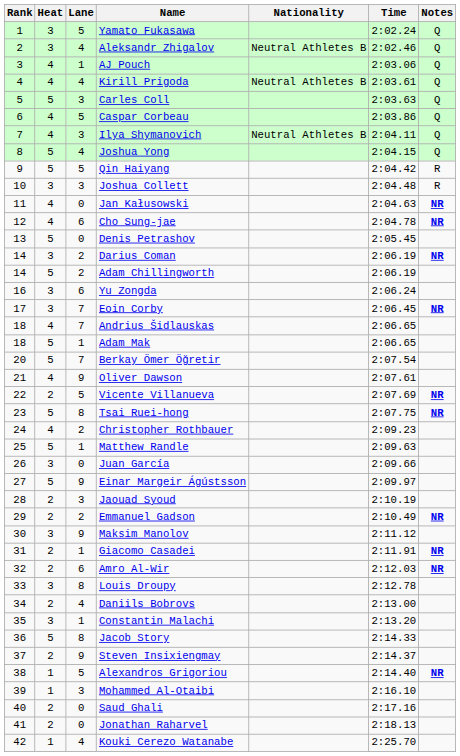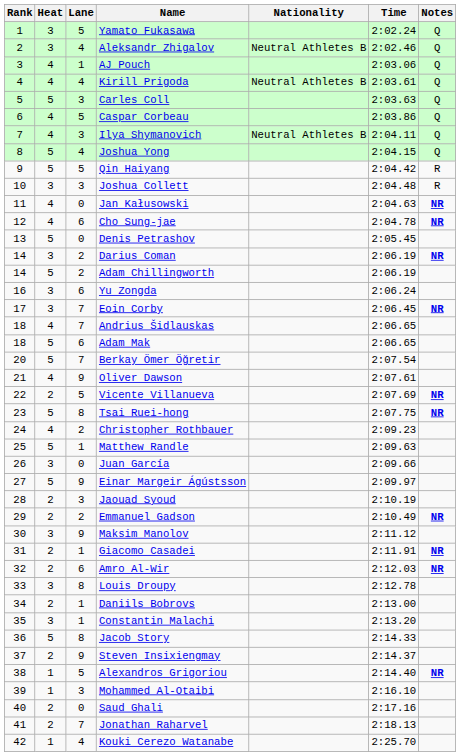(81, 343) 1 -> (81, 343) 6
(81, 604) 4 -> (81, 604) 1
(81, 725) 0 -> (81, 725) 7
